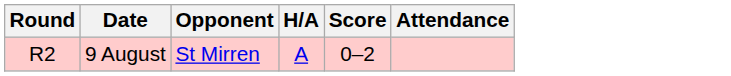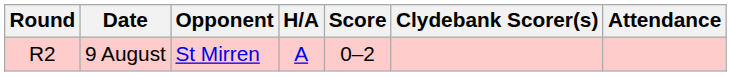+ column: (497, 20)
